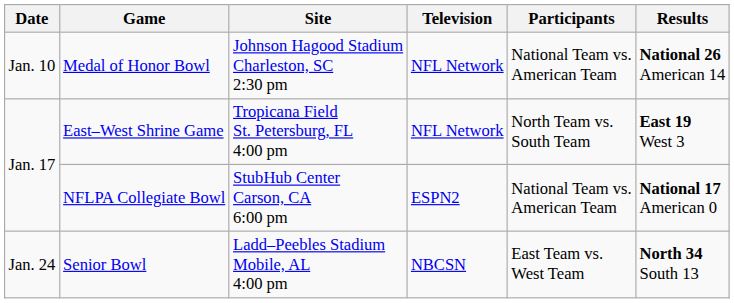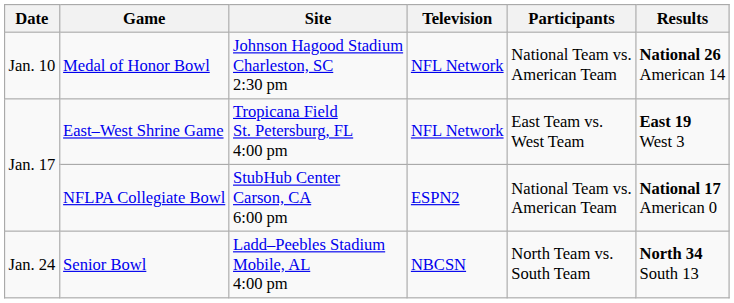(562, 131) North Team vs. South Team -> (557, 131) East Team vs. West Team
(557, 264) East Team vs. West Team -> (562, 264) North Team vs. South Team
